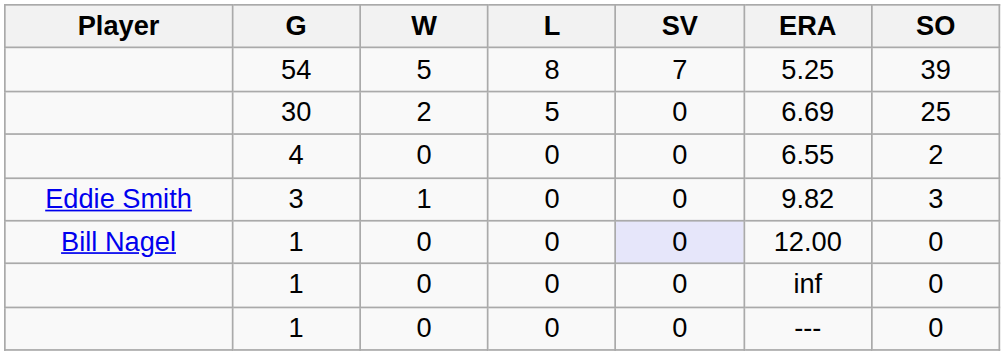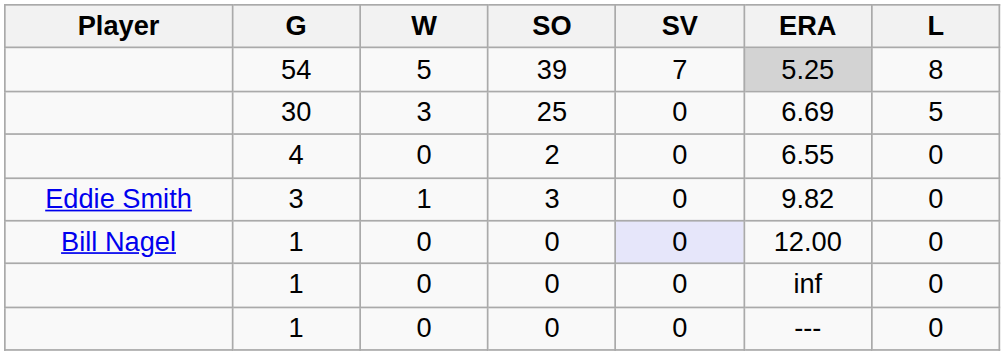columns swapped: (552, 26) <-> (936, 26)
(808, 69) no background -> (808, 69) lightgrey background
(424, 112) 2 -> (424, 112) 3
